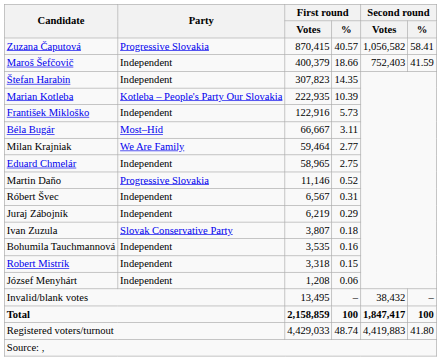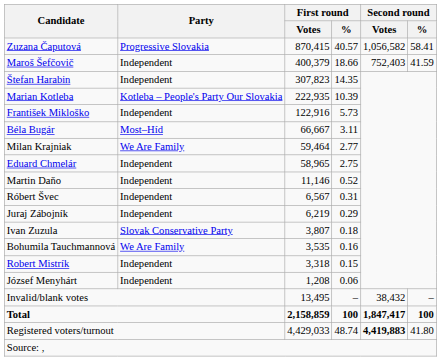(165, 180) Progressive Slovakia -> (146, 180) Independent
(146, 247) Independent -> (152, 247) We Are Family
(384, 331) normal -> (384, 331) bold
